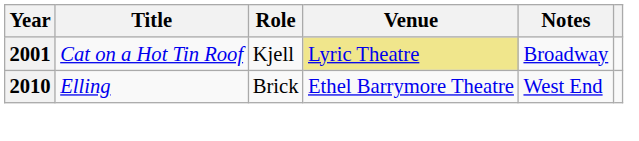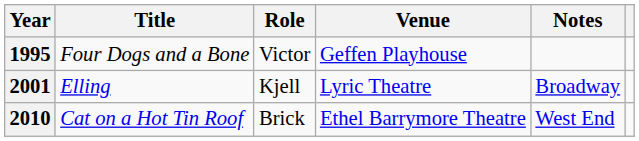+ row: (30, 53)
(152, 53) Cat on a Hot Tin Roof -> (85, 86) Elling
(364, 53) khaki background -> (376, 86) no background
(85, 86) Elling -> (152, 119) Cat on a Hot Tin Roof
